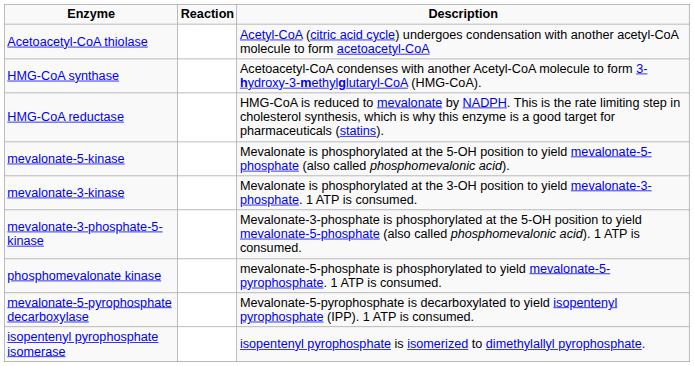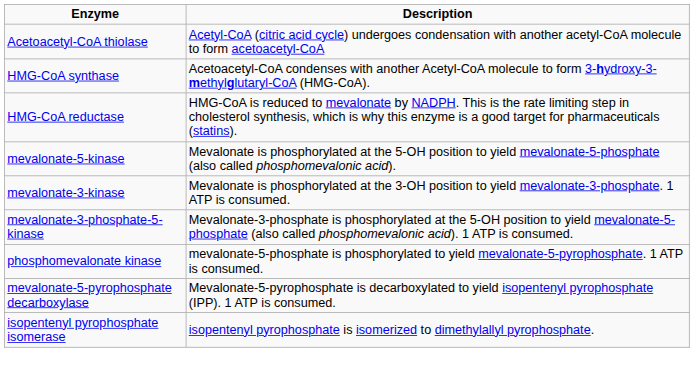- column: (207, 14)
